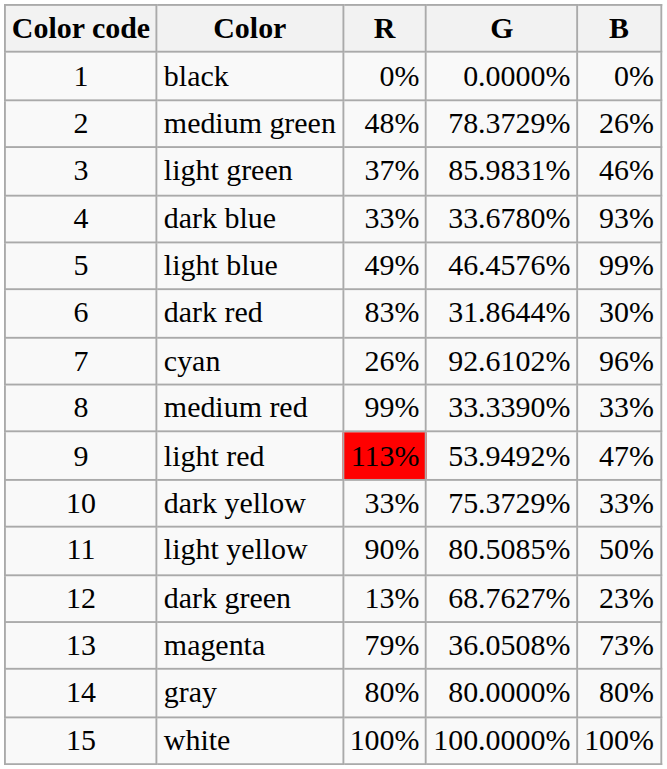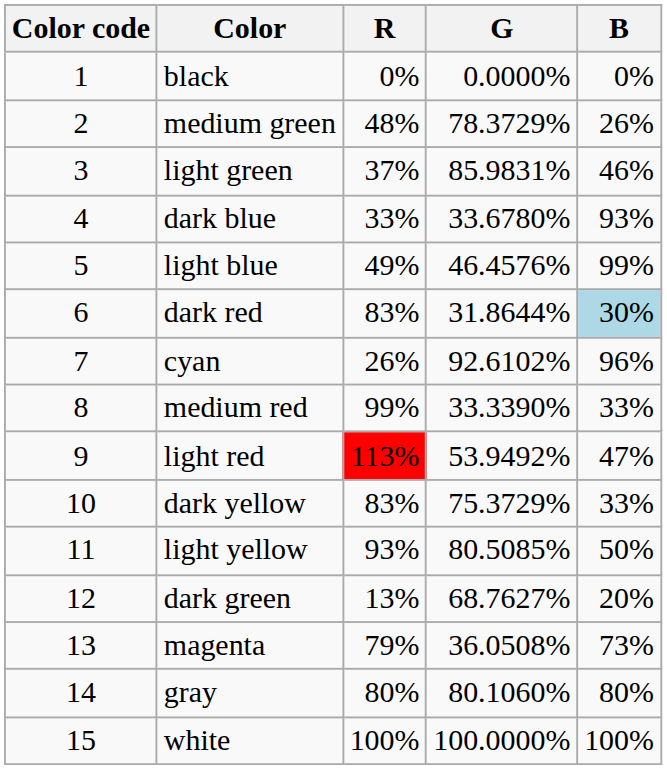(627, 312) no background -> (627, 312) lightblue background
(392, 502) 33% -> (392, 502) 83%
(392, 550) 90% -> (392, 550) 93%
(627, 597) 23% -> (627, 597) 20%
(509, 692) 80.0000% -> (509, 692) 80.1060%
